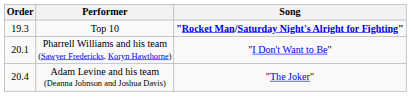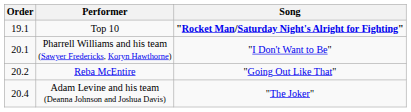(20, 28) 19.3 -> (20, 28) 19.1
+ row: (105, 71)
